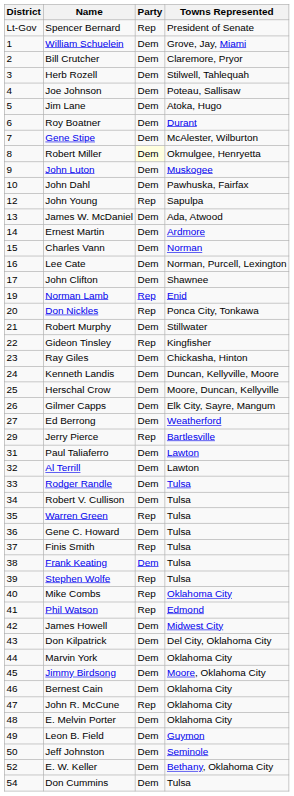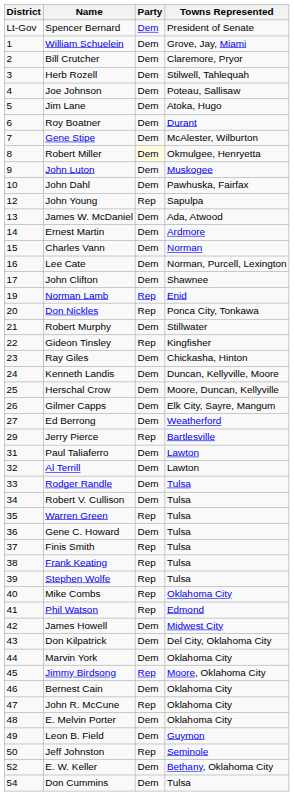(147, 28) Rep -> (148, 28) Dem
(148, 563) Dem -> (147, 563) Rep
(148, 673) Dem -> (147, 673) Rep
(148, 751) Dem -> (147, 751) Rep
